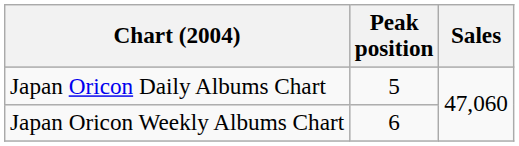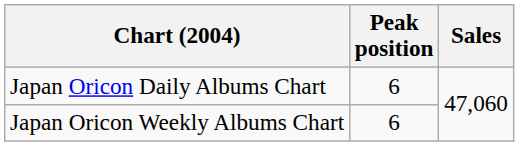(394, 85) 5 -> (394, 85) 6
